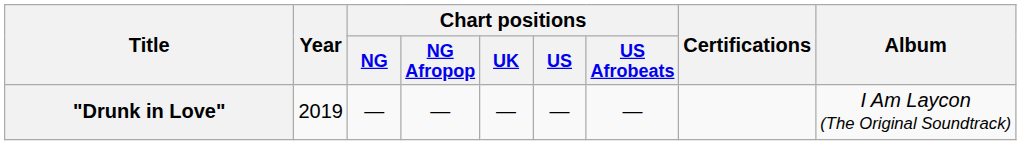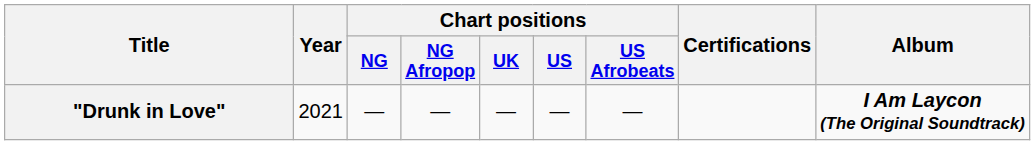(321, 111) 2019 -> (321, 111) 2021
(916, 111) normal -> (923, 111) bold
